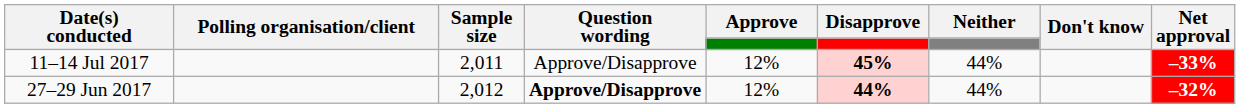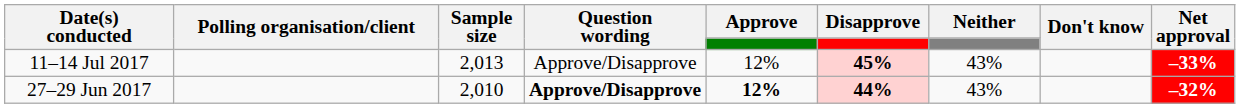(482, 63) 2,011 -> (482, 63) 2,013
(984, 63) 44% -> (984, 63) 43%
(482, 90) 2,012 -> (482, 90) 2,010
(761, 90) normal -> (761, 90) bold
(984, 90) 44% -> (984, 90) 43%
